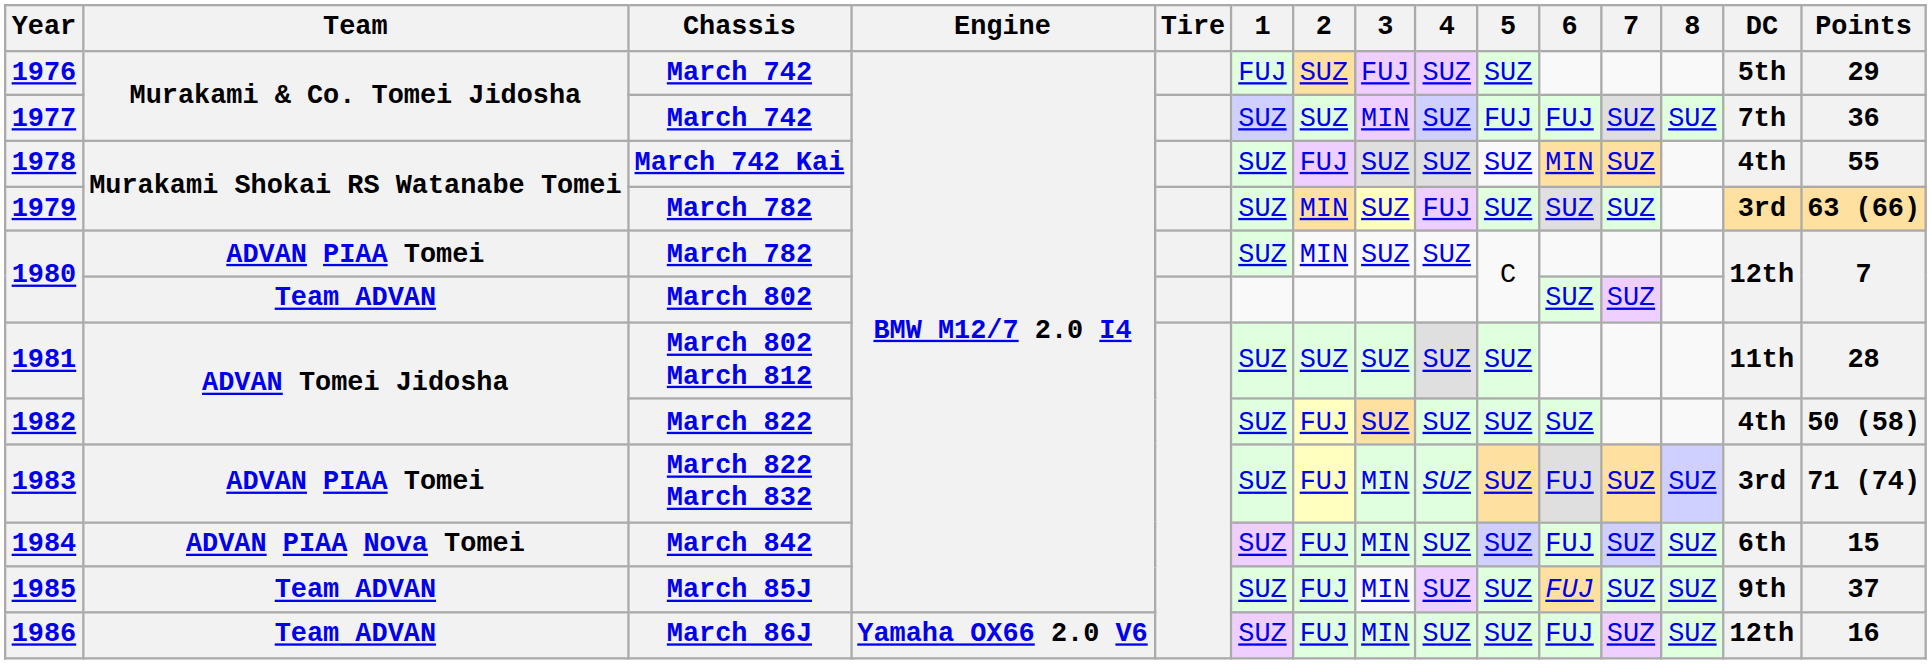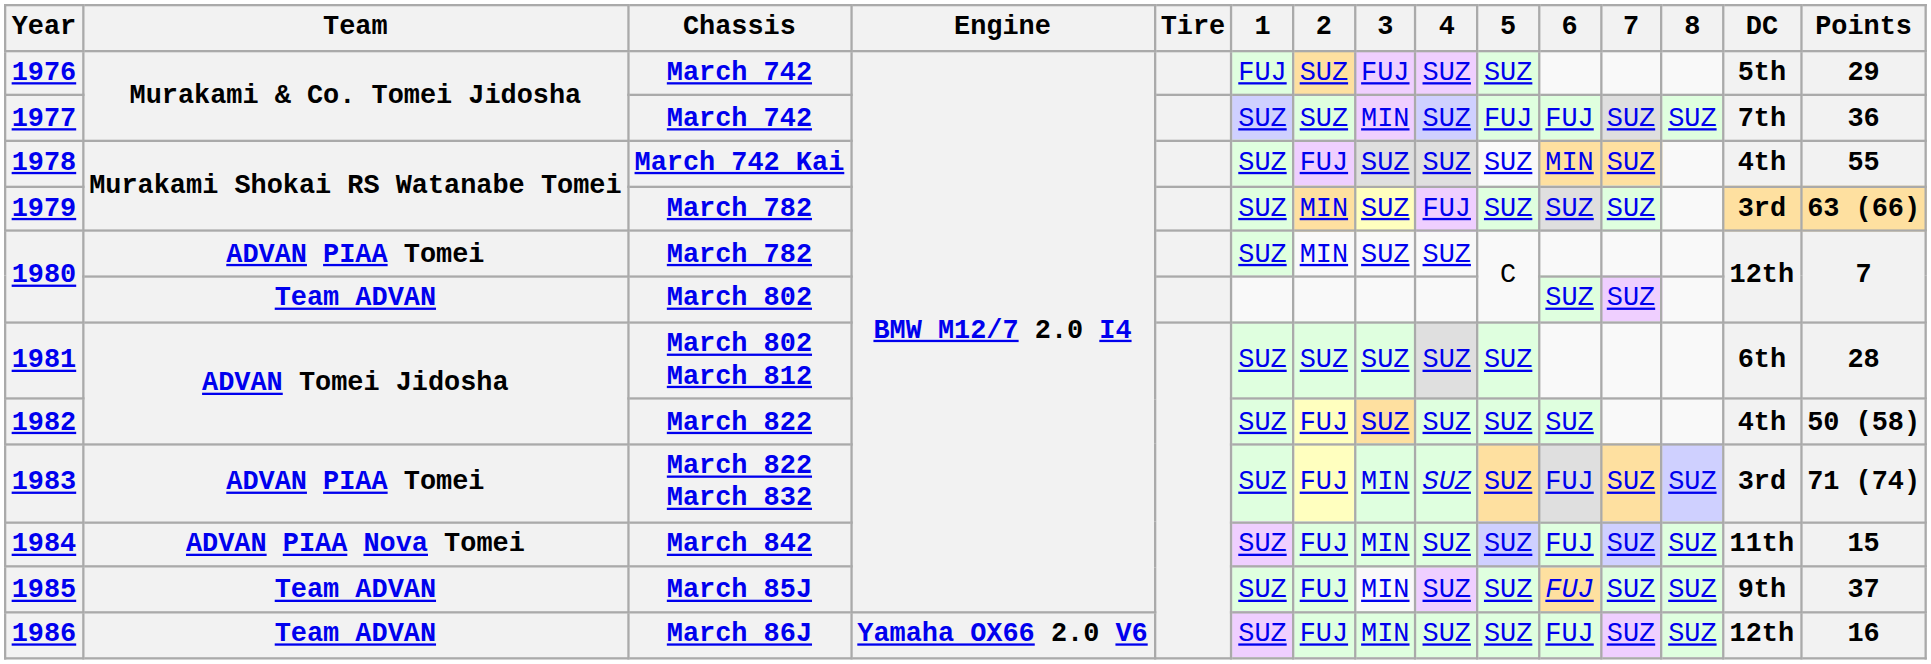(1762, 360) 11th -> (1762, 360) 6th
(1762, 544) 6th -> (1762, 544) 11th
